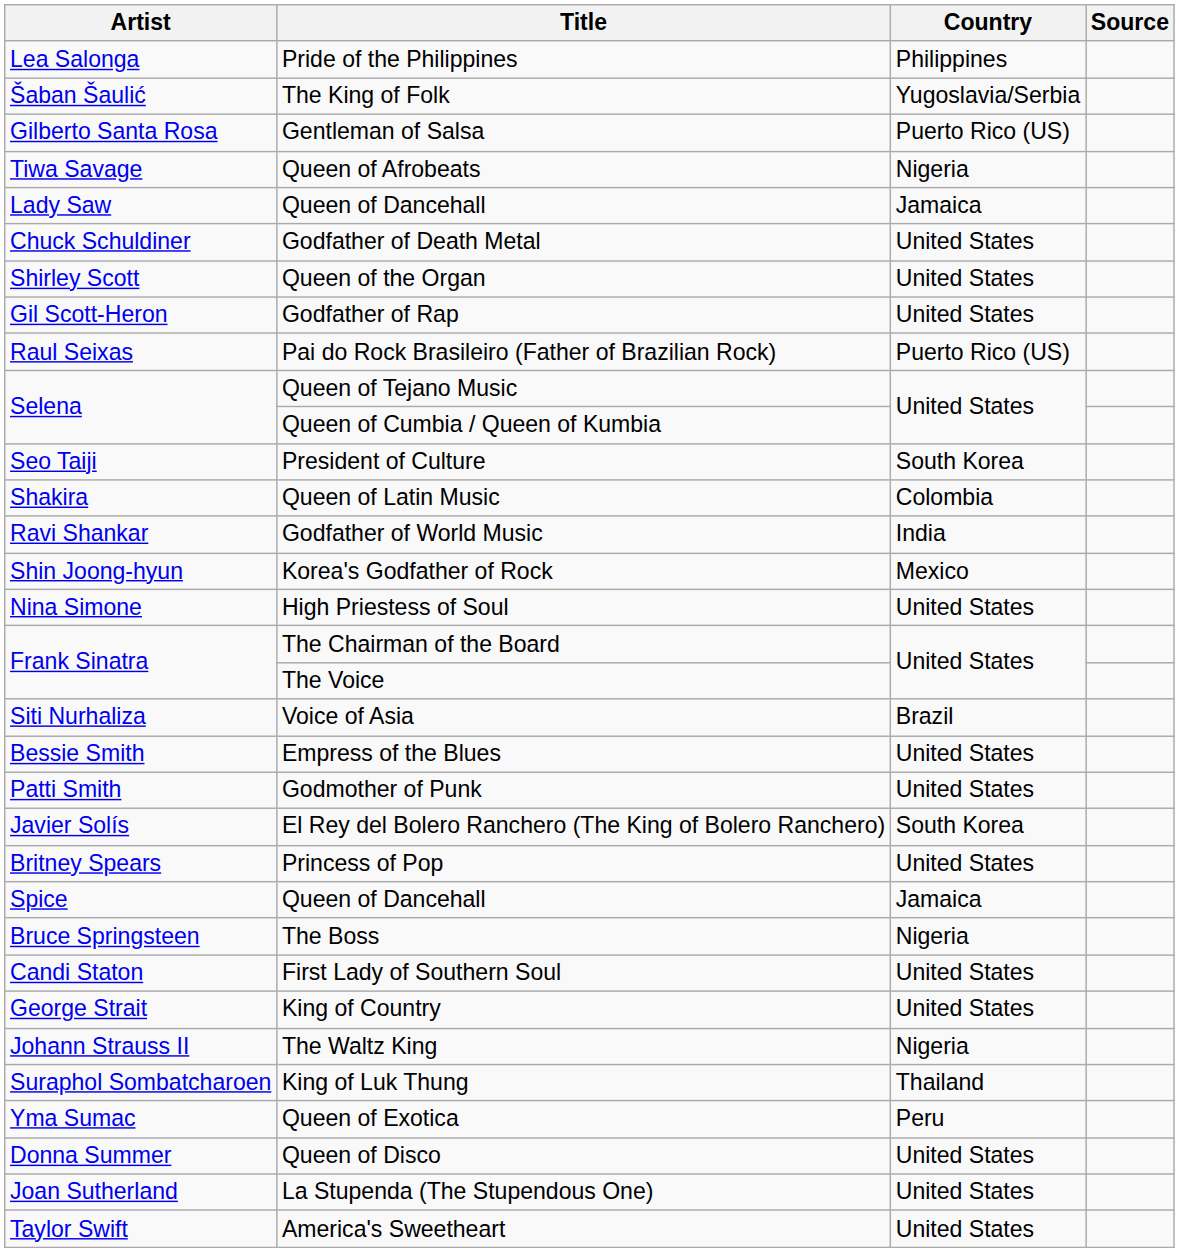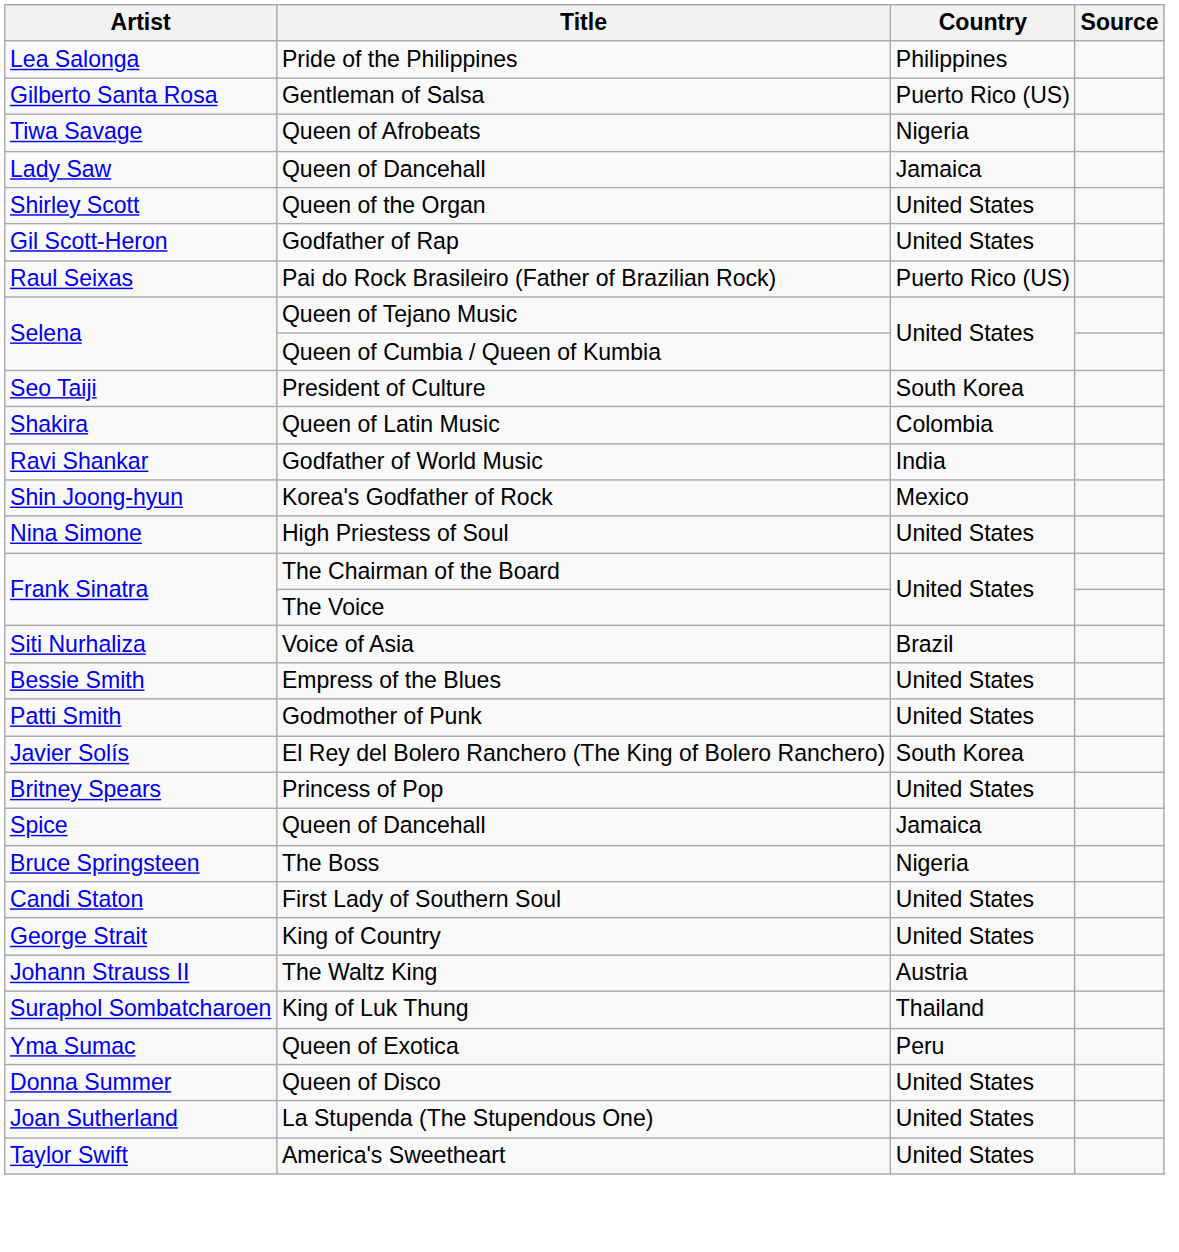- row: (78, 95)
- row: (100, 242)
(932, 1045) Nigeria -> (932, 972) Austria
